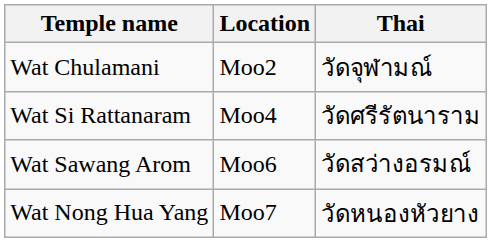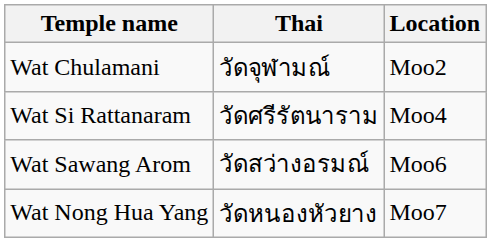columns swapped: (401, 23) <-> (265, 23)
